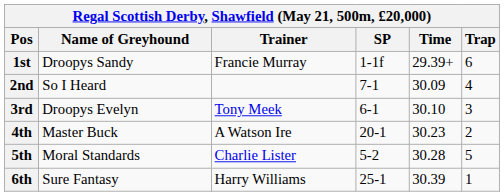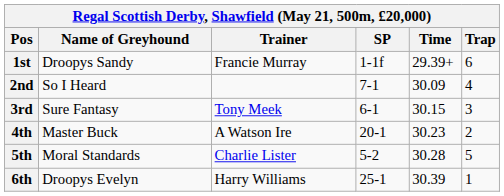(90, 109) Droopys Evelyn -> (80, 109) Sure Fantasy
(429, 109) 30.10 -> (429, 109) 30.15
(80, 179) Sure Fantasy -> (90, 179) Droopys Evelyn
